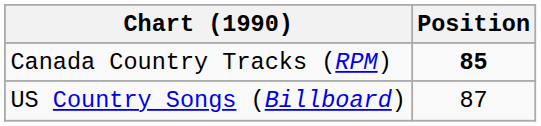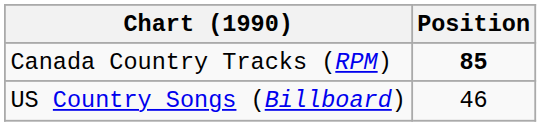(474, 101) 87 -> (474, 101) 46
